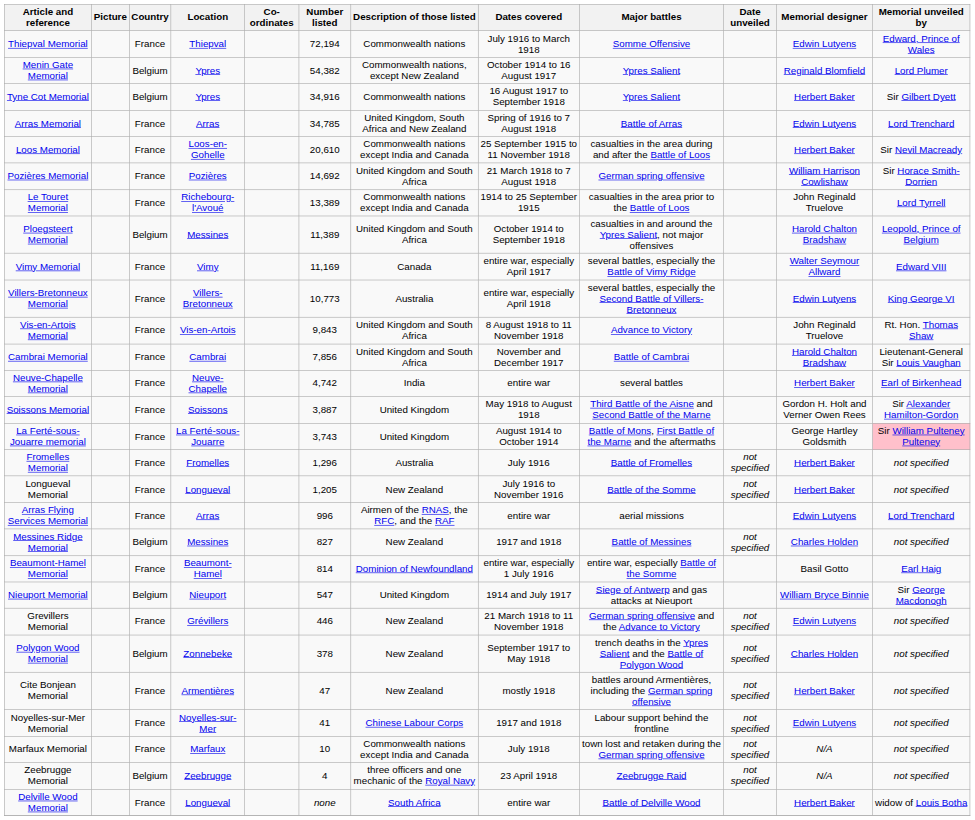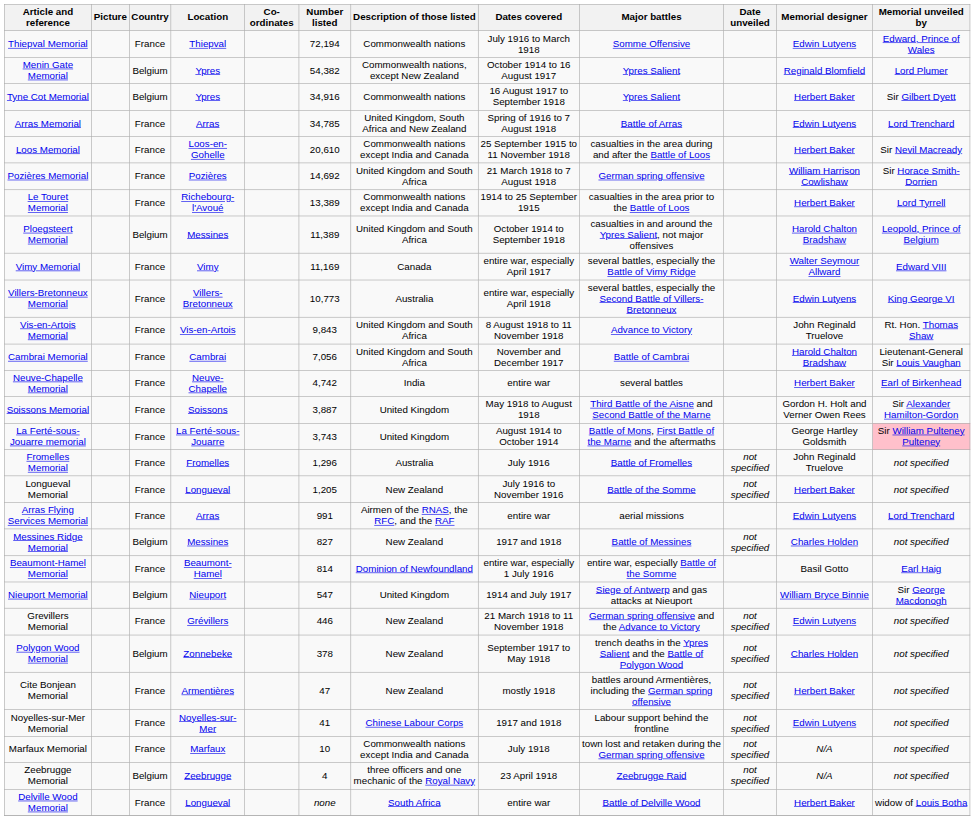(824, 202) John Reginald Truelove -> (824, 202) Herbert Baker
(325, 357) 7,856 -> (325, 357) 7,056
(824, 463) Herbert Baker -> (824, 463) John Reginald Truelove
(325, 515) 996 -> (325, 515) 991
